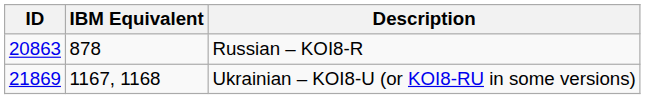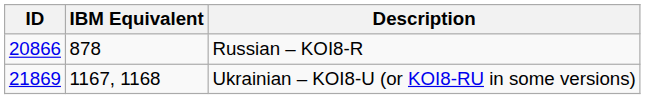(35, 49) 20863 -> (35, 49) 20866
